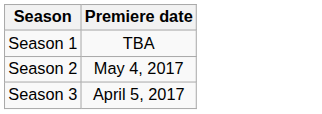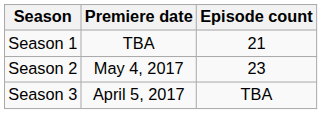+ column: (256, 17)
